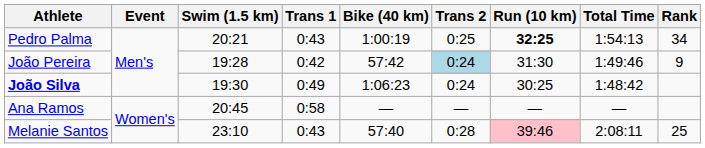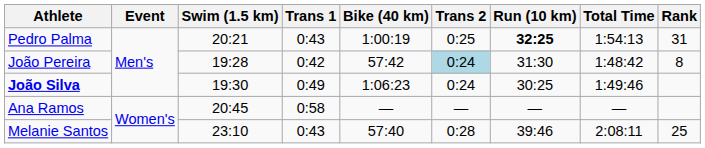(679, 39) 34 -> (679, 39) 31
(619, 62) 1:49:46 -> (619, 62) 1:48:42
(679, 62) 9 -> (679, 62) 8
(619, 85) 1:48:42 -> (619, 85) 1:49:46
(535, 131) pink background -> (535, 131) no background
